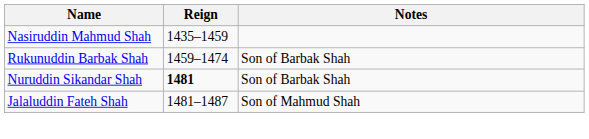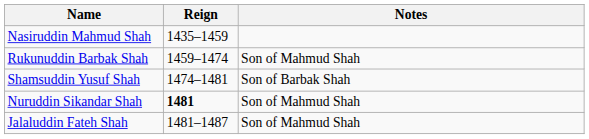(296, 58) Son of Barbak Shah -> (301, 58) Son of Mahmud Shah
+ row: (74, 79)
(296, 79) Son of Barbak Shah -> (301, 101) Son of Mahmud Shah
